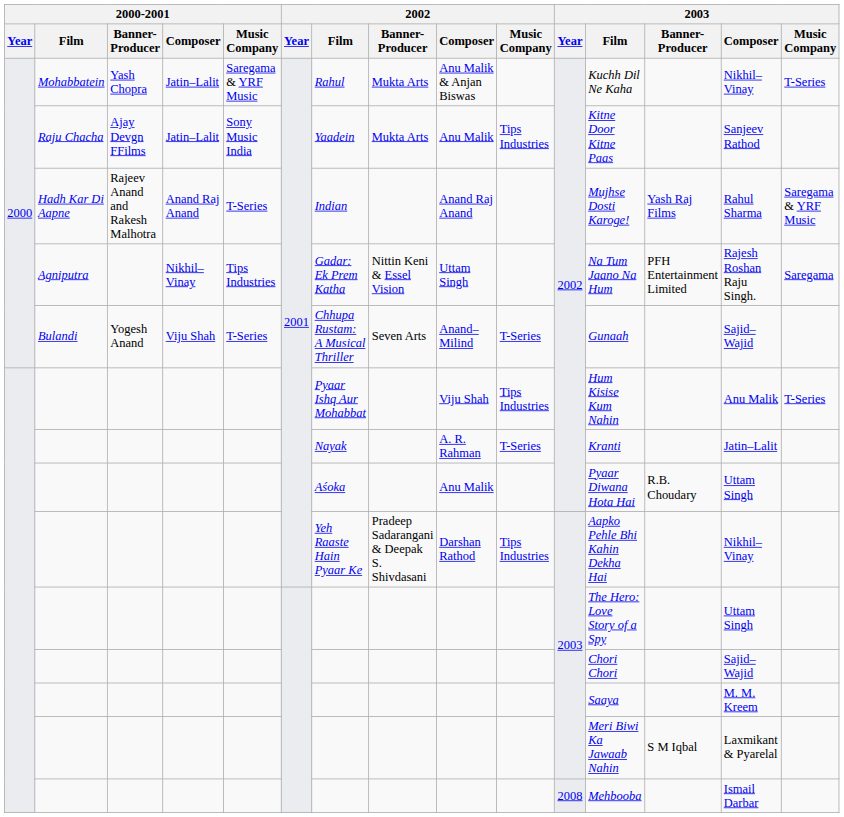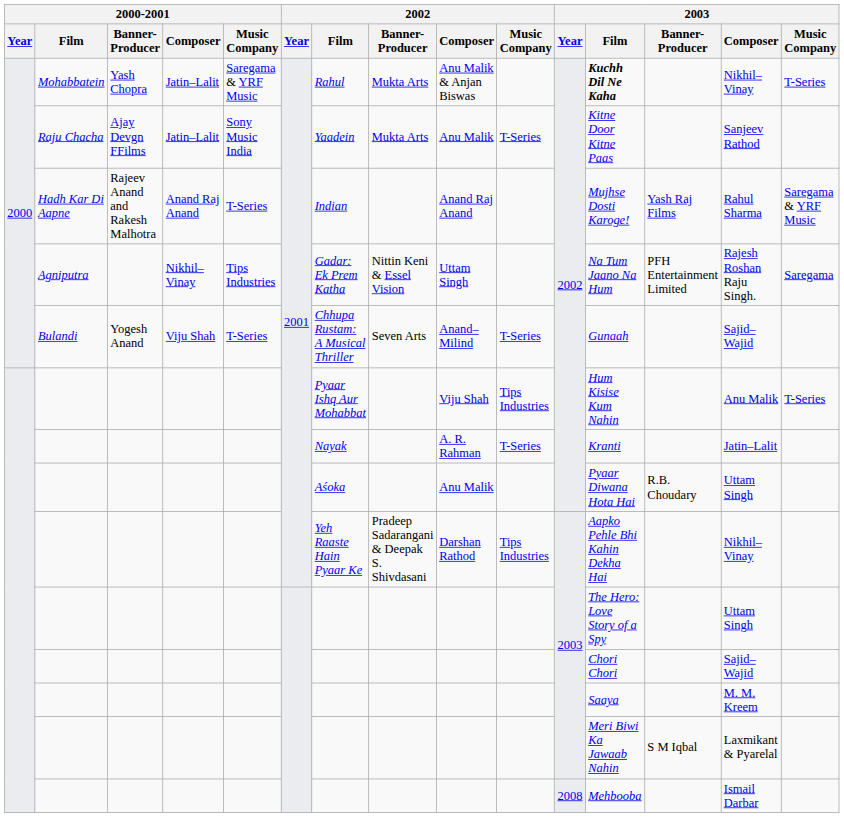(614, 82) normal -> (606, 82) bold
(524, 136) Tips Industries -> (520, 136) T-Series
